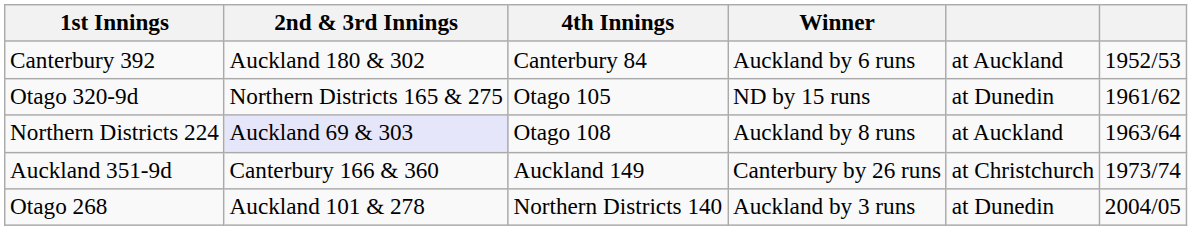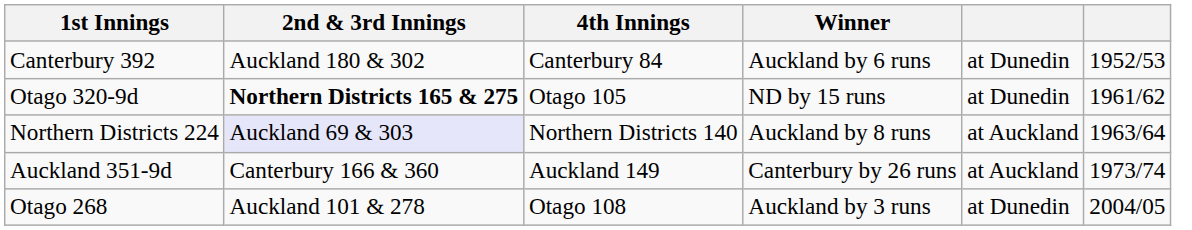(1007, 59) at Auckland -> (1018, 59) at Dunedin
(366, 96) normal -> (374, 96) bold
(562, 133) Otago 108 -> (633, 133) Northern Districts 140
(1023, 170) at Christchurch -> (1023, 170) at Auckland
(618, 206) Northern Districts 140 -> (578, 206) Otago 108
